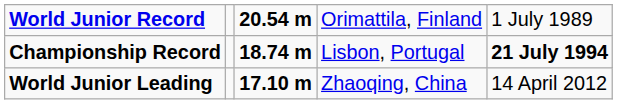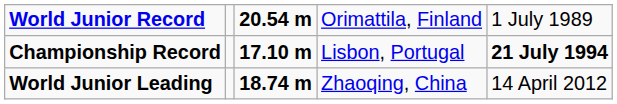(276, 51) 18.74 m -> (276, 51) 17.10 m
(276, 83) 17.10 m -> (276, 83) 18.74 m
